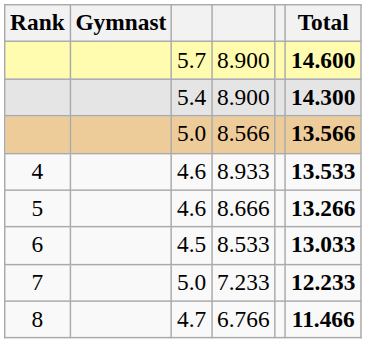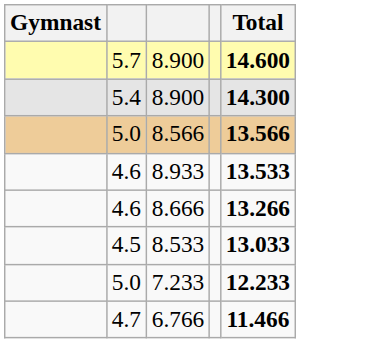- column: (37, 23)
